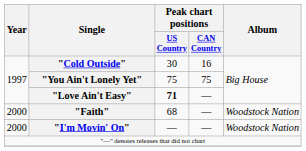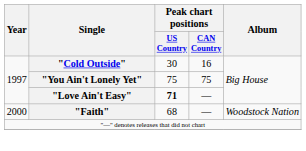- row: (92, 127)
